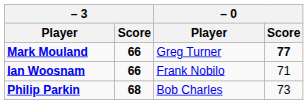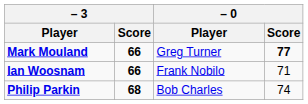(284, 90) 73 -> (284, 90) 74
